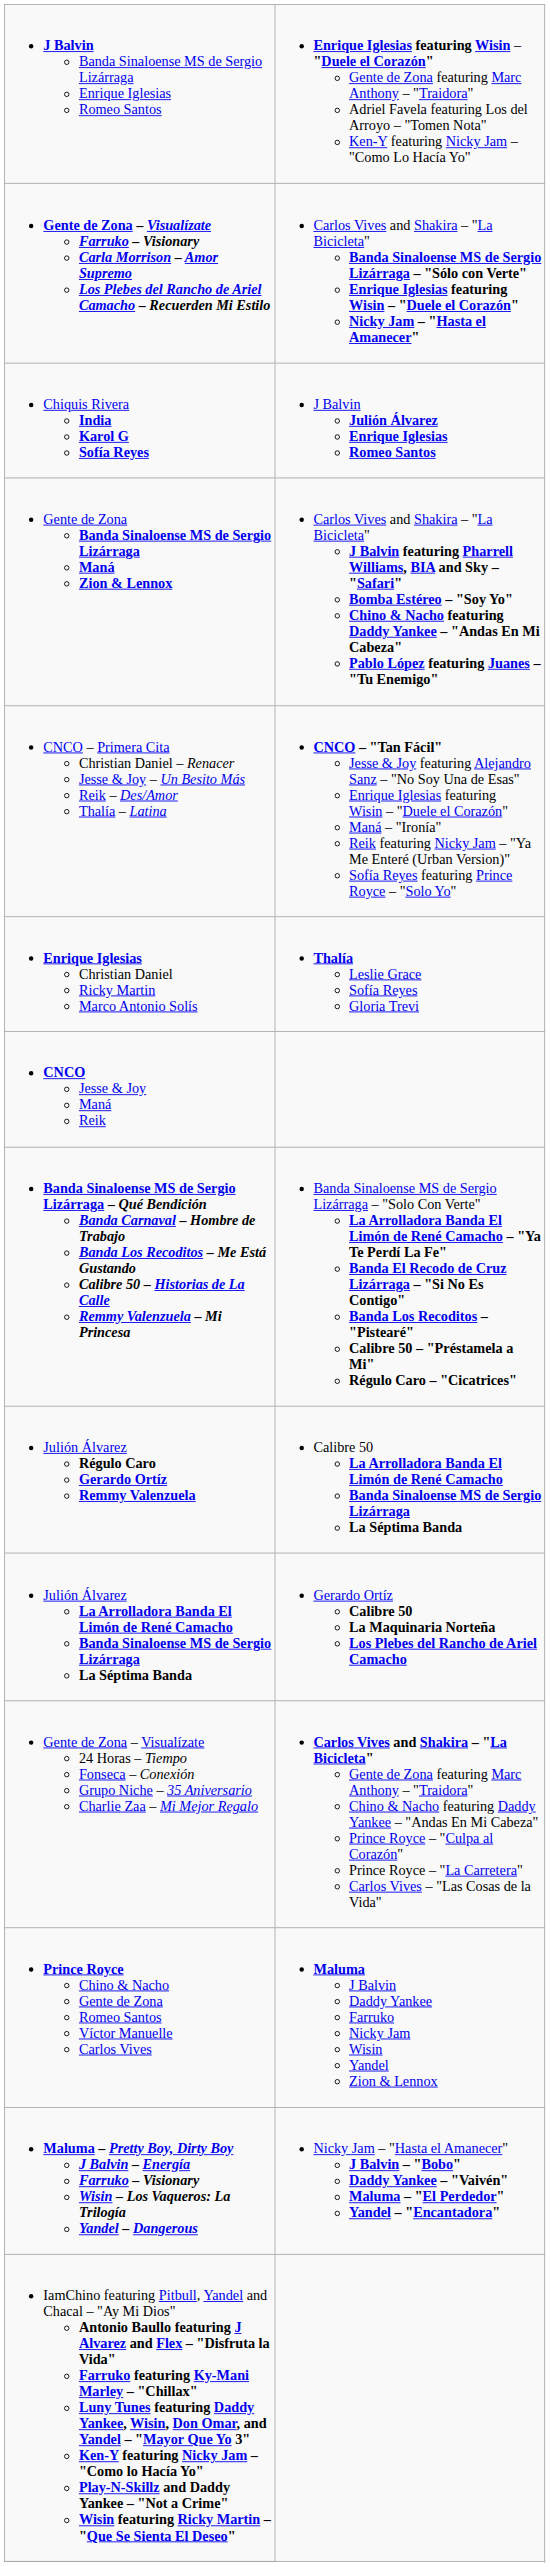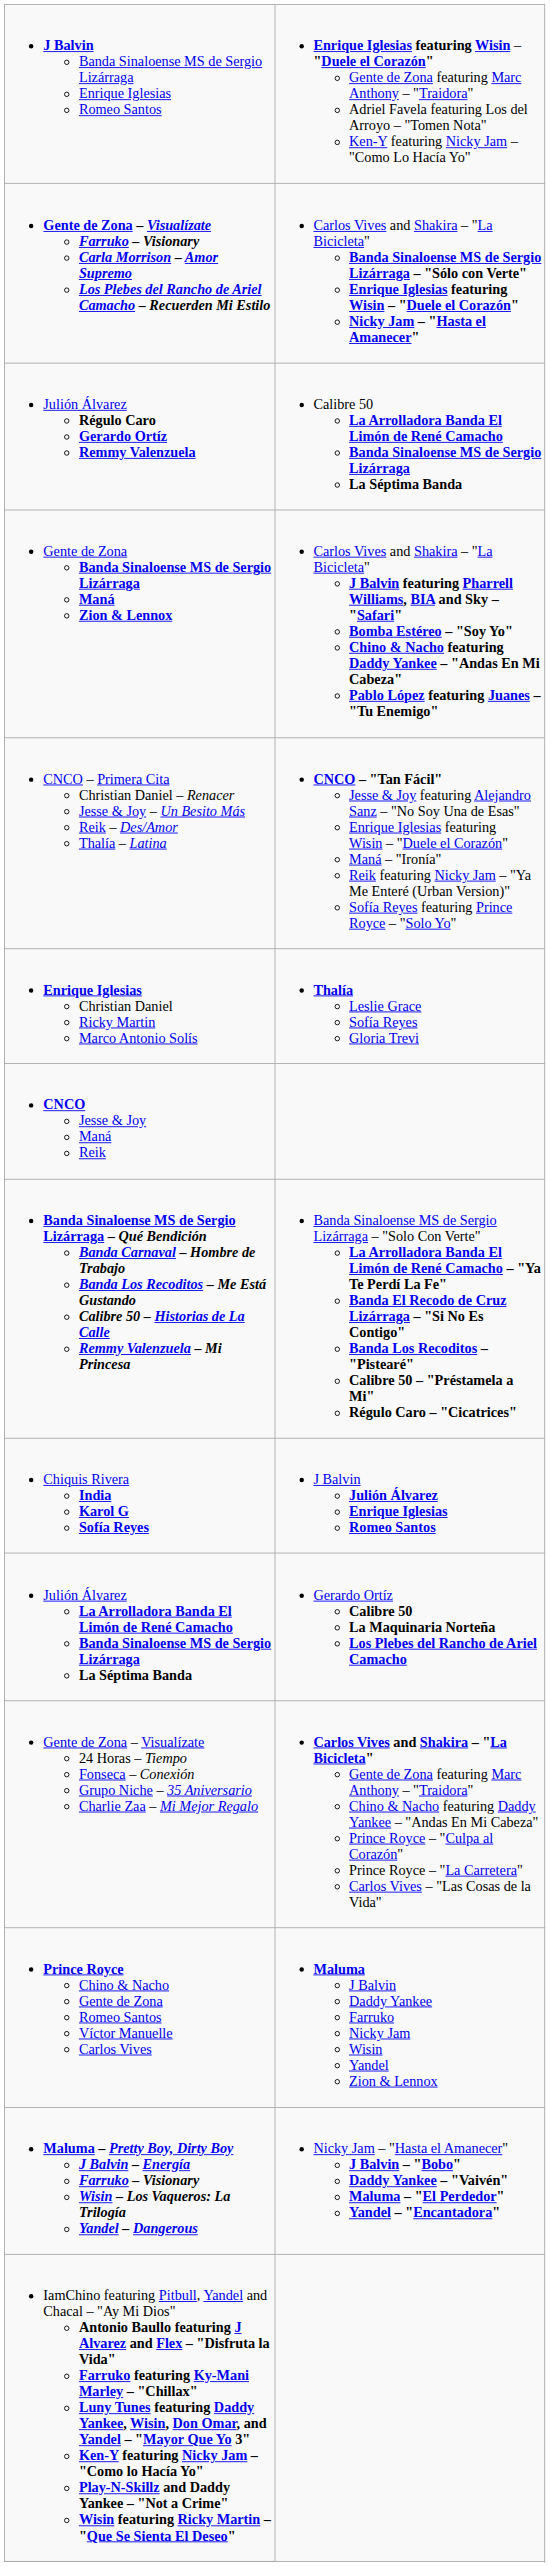rows swapped: (140, 428) <-> (140, 1472)
